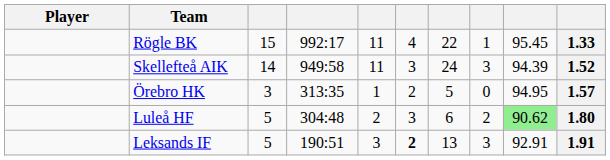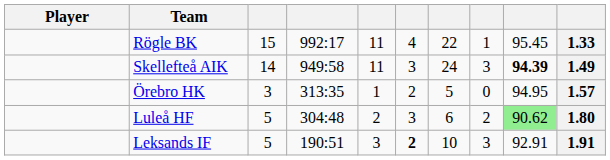(530, 67) normal -> (530, 67) bold
(581, 67) 1.52 -> (581, 67) 1.49
(449, 142) 13 -> (449, 142) 10
